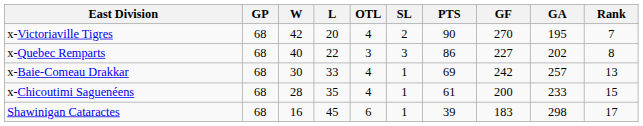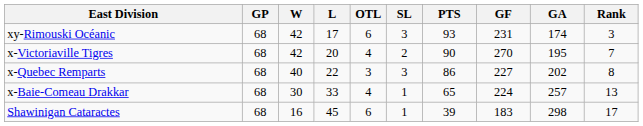+ row: (61, 33)
(449, 72) 69 -> (449, 92) 65
(503, 72) 242 -> (503, 92) 224
- row: (71, 92)
